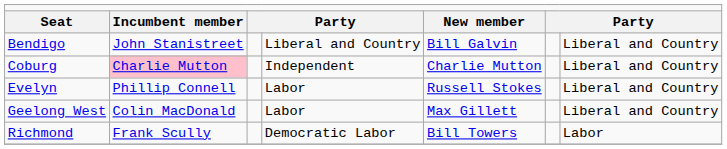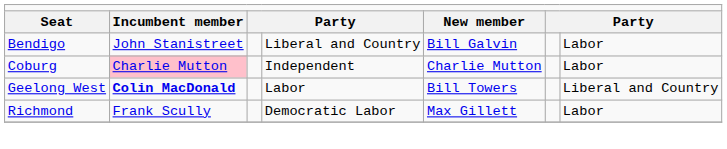(641, 44) Liberal and Country -> (583, 44) Labor
(641, 67) Liberal and Country -> (583, 67) Labor
- row: (32, 89)
(174, 111) normal -> (174, 89) bold
(472, 111) Max Gillett -> (472, 89) Bill Towers
(472, 133) Bill Towers -> (472, 111) Max Gillett
